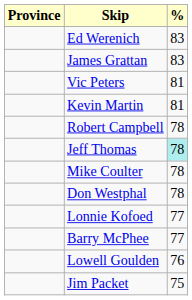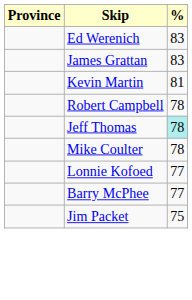- row: (96, 82)
- row: (107, 194)
- row: (113, 261)
